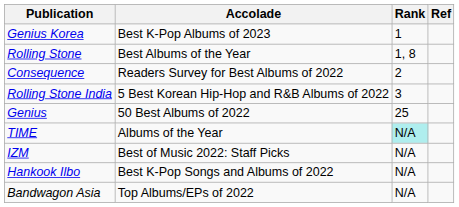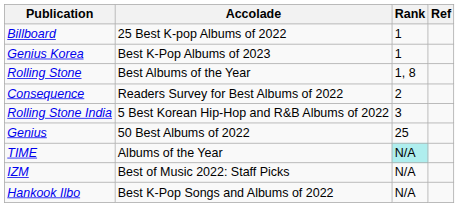+ row: (32, 34)
- row: (54, 192)
